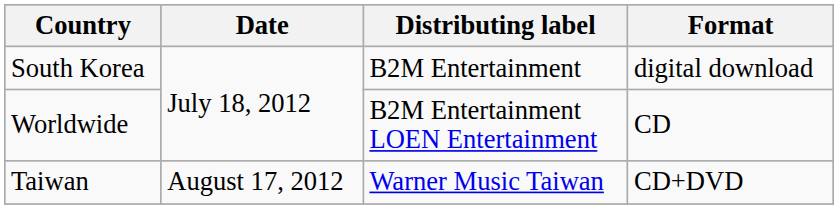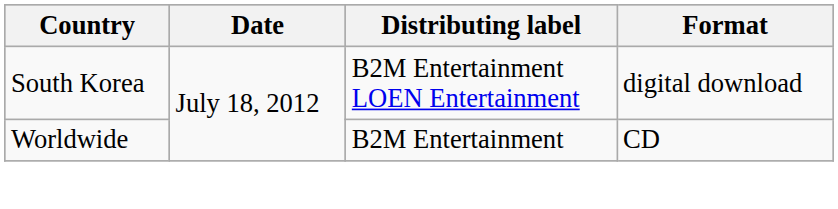(475, 67) B2M Entertainment -> (466, 82) B2M Entertainment LOEN Entertainment
(483, 124) B2M Entertainment LOEN Entertainment -> (458, 139) B2M Entertainment
- row: (50, 181)
